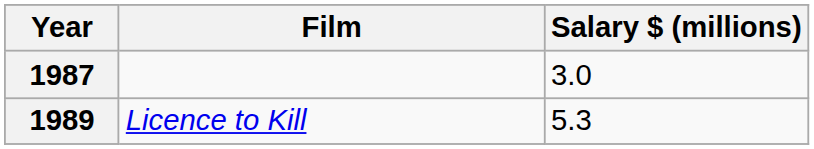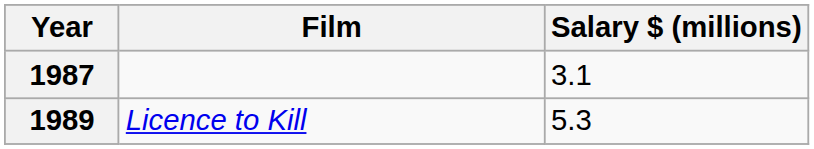(571, 74) 3.0 -> (571, 74) 3.1
